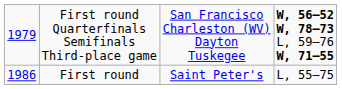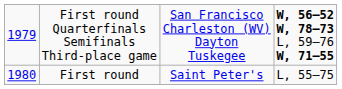(22, 75) 1986 -> (22, 75) 1980
